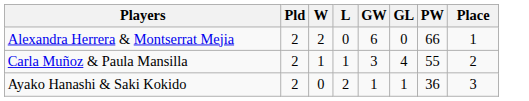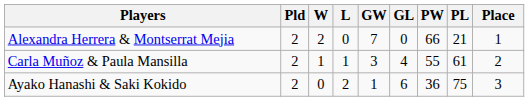+ column: (460, 15)
(374, 38) 6 -> (374, 38) 7
(404, 84) 1 -> (404, 84) 6
